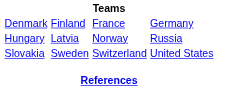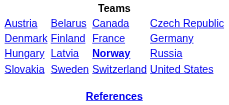+ row: (21, 23)
(110, 39) normal -> (111, 54) bold
